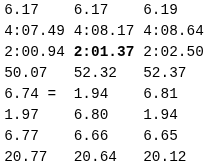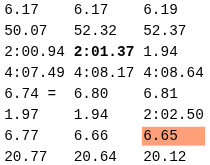rows swapped: (26, 73) <-> (35, 31)
(174, 52) 2:02.50 -> (161, 52) 1.94
(91, 94) 1.94 -> (91, 94) 6.80
(91, 115) 6.80 -> (91, 115) 1.94
(161, 115) 1.94 -> (174, 115) 2:02.50
(161, 136) no background -> (161, 136) lightsalmon background
